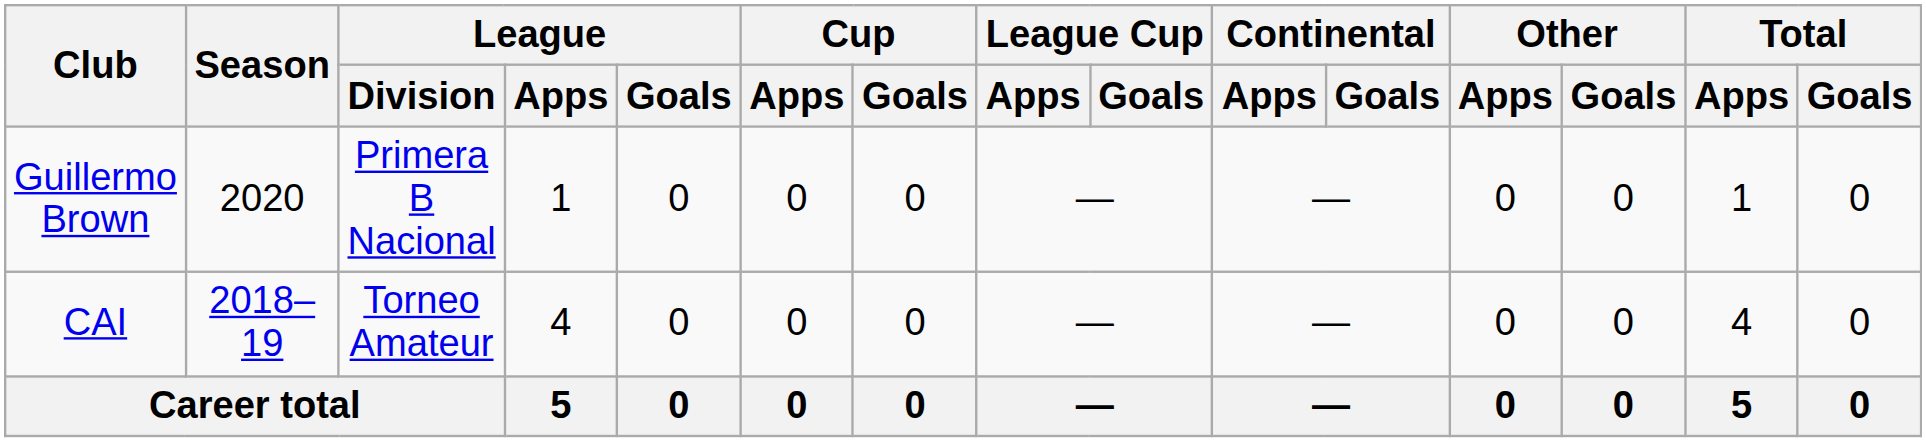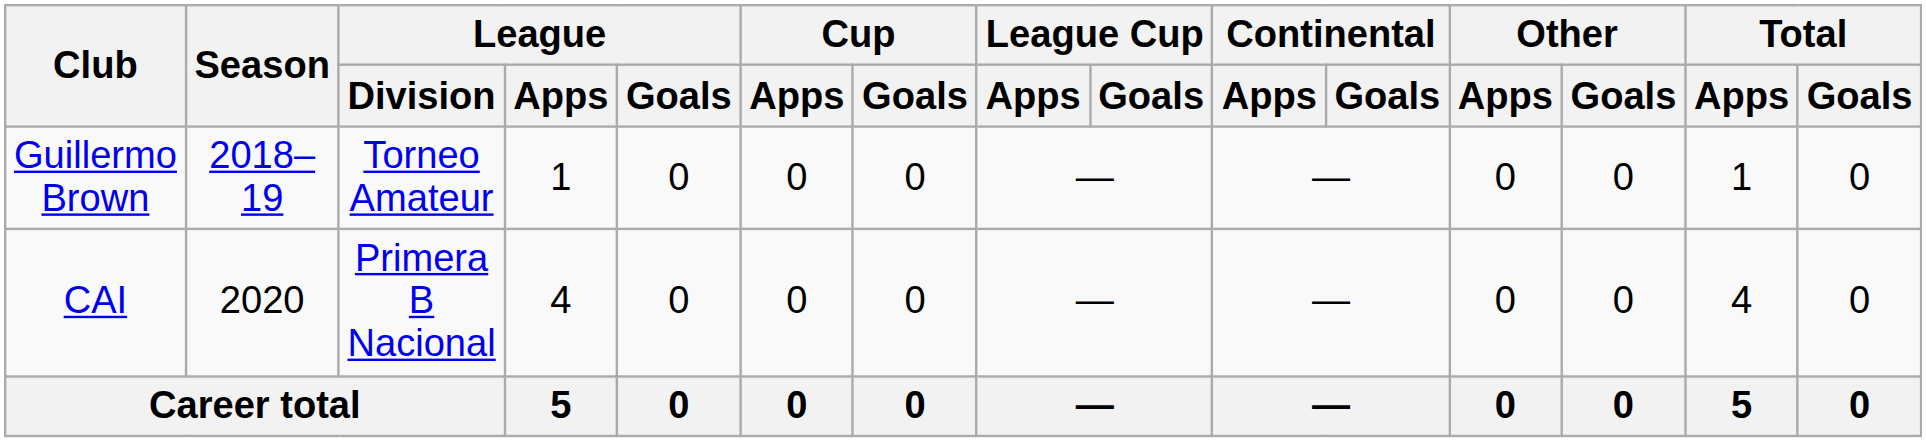(262, 198) 2020 -> (262, 176) 2018–19
(422, 198) Primera B Nacional -> (422, 176) Torneo Amateur
(262, 322) 2018–19 -> (262, 301) 2020
(422, 322) Torneo Amateur -> (422, 301) Primera B Nacional
